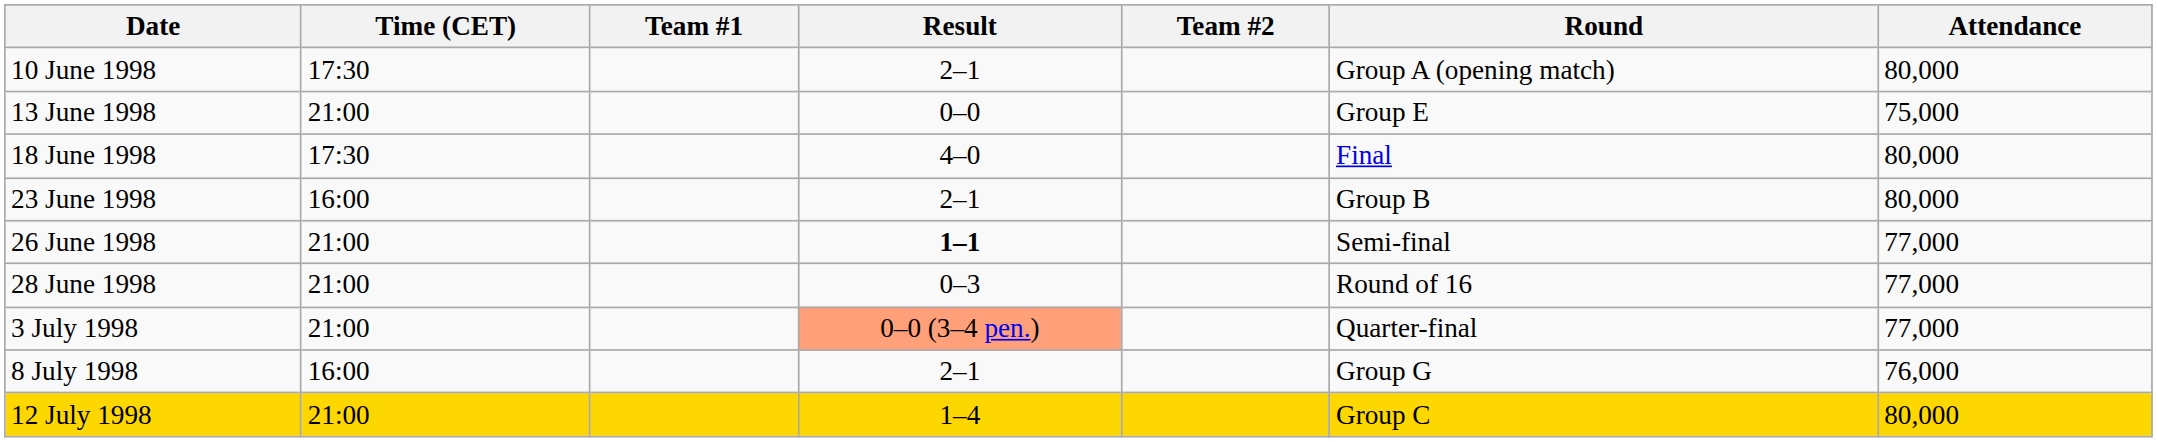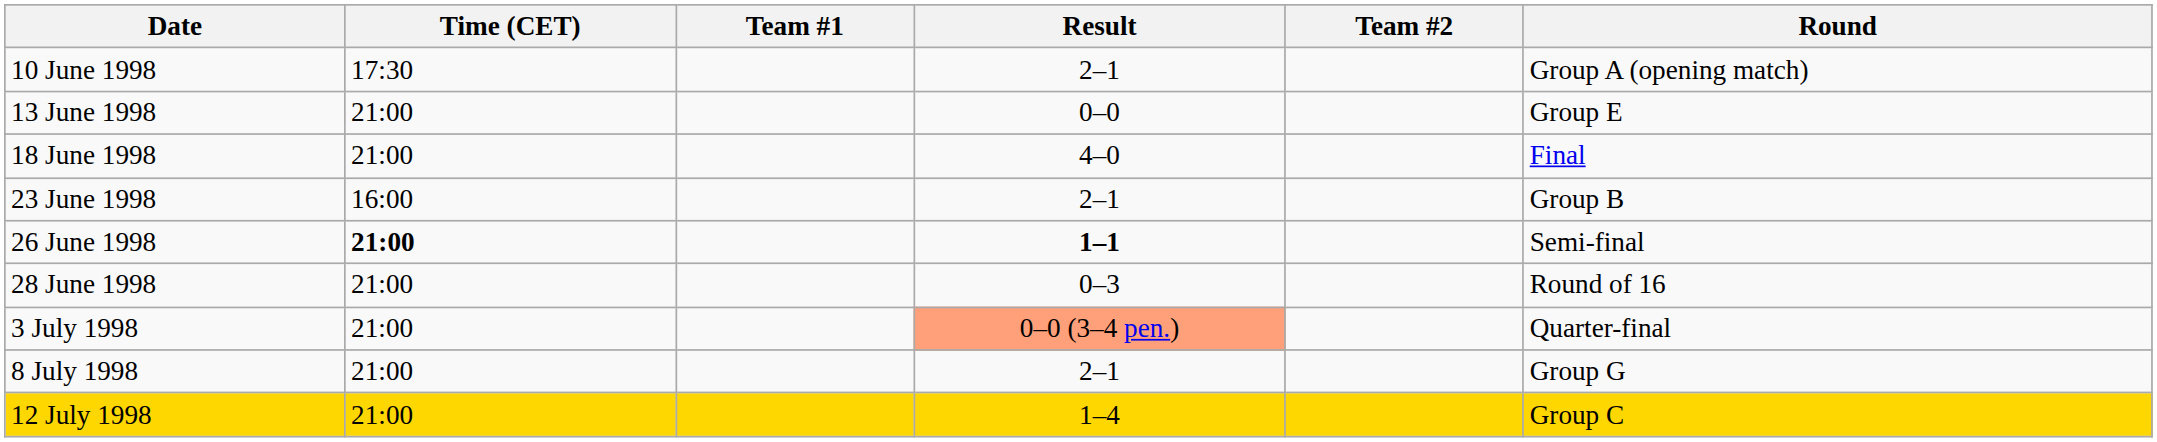- column: (2015, 26)
(339, 155) 17:30 -> (382, 155) 21:00
(339, 241) normal -> (383, 241) bold
(339, 371) 16:00 -> (382, 371) 21:00
